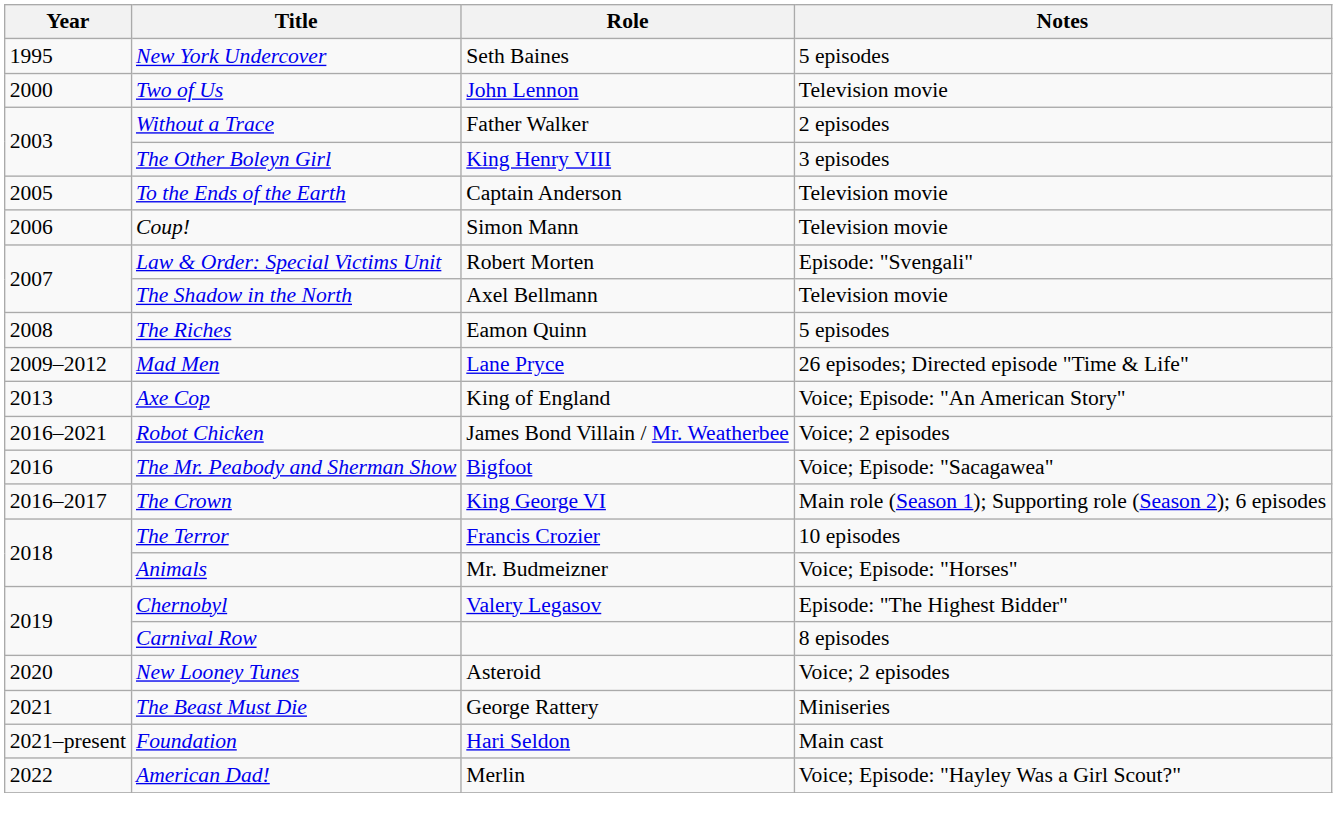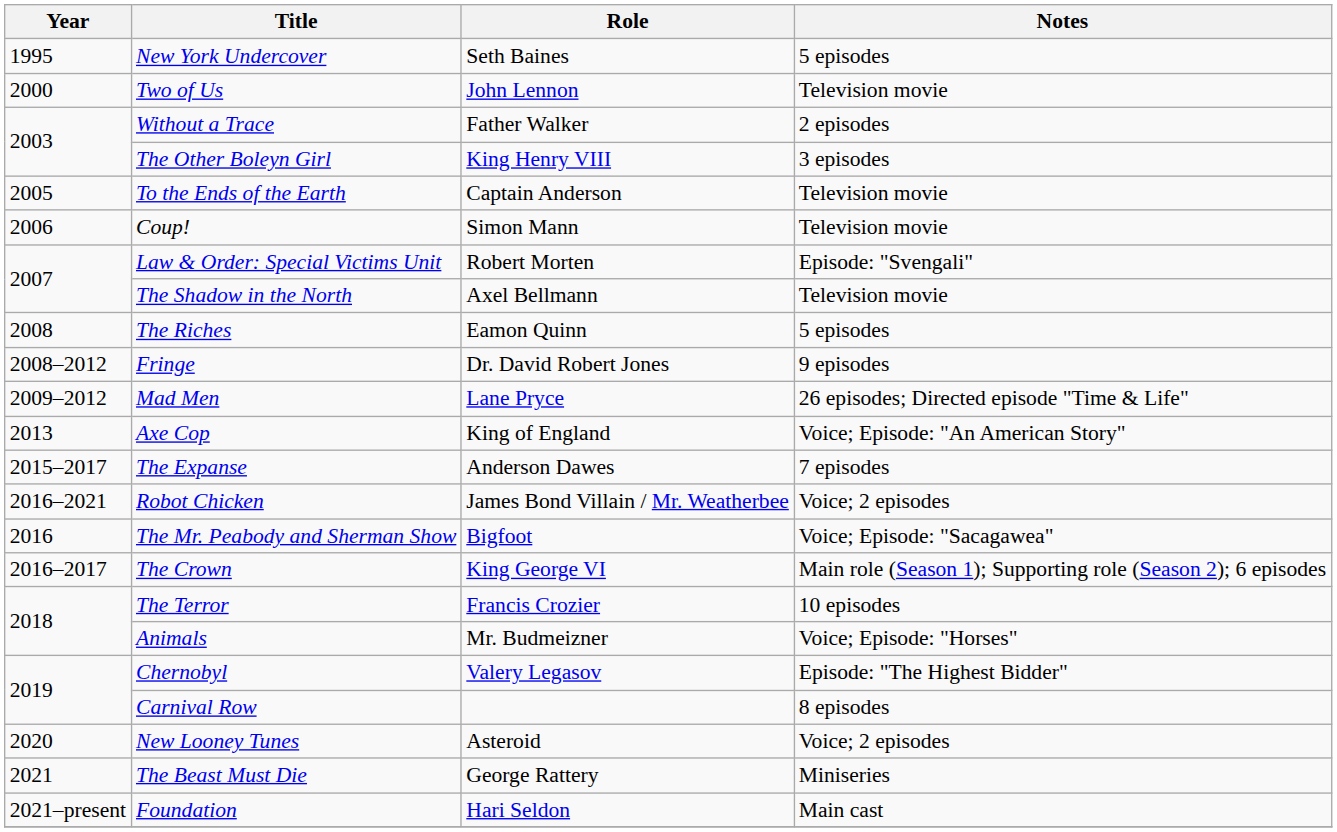+ row: (165, 364)
+ row: (191, 466)
- row: (203, 775)
